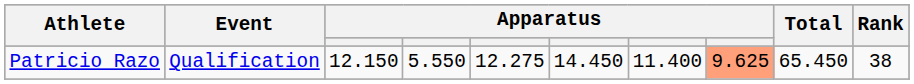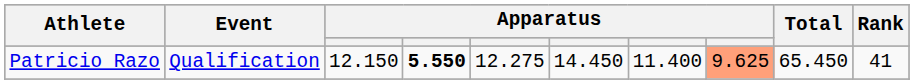(437, 62) normal -> (437, 62) bold
(881, 62) 38 -> (881, 62) 41
